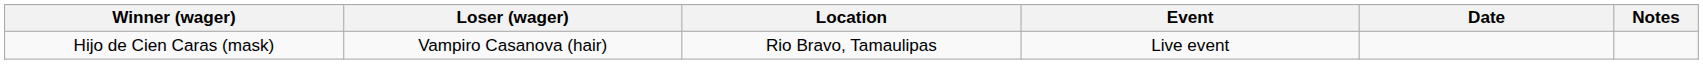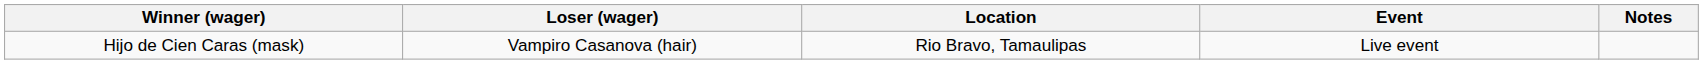- column: (1487, 18)
